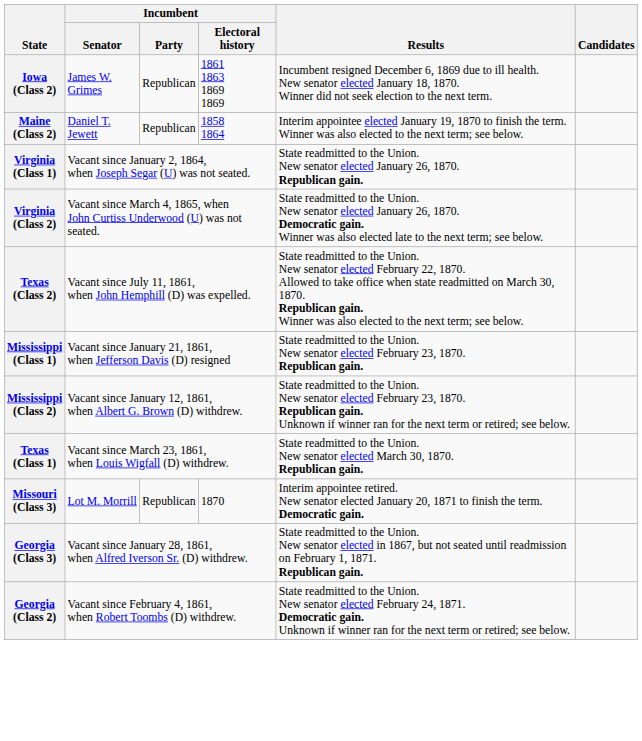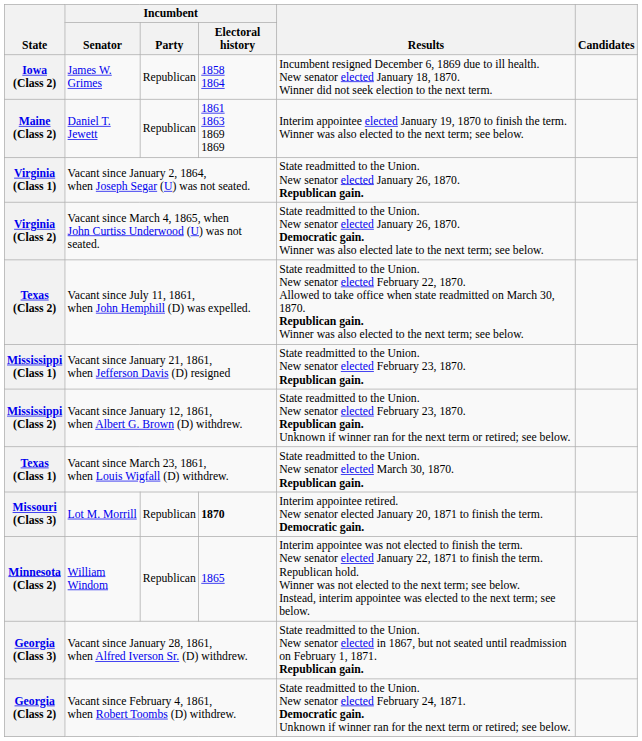(213, 83) 1861 1863 1869 1869 -> (213, 77) 1858 1864
(213, 128) 1858 1864 -> (213, 128) 1861 1863 1869 1869
(213, 501) normal -> (213, 514) bold
+ row: (35, 578)
